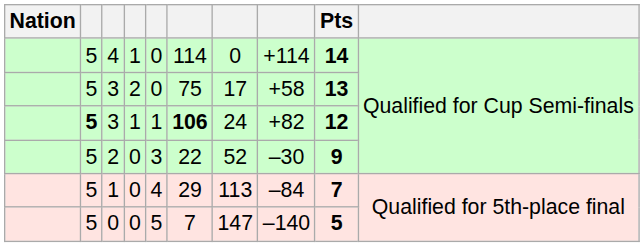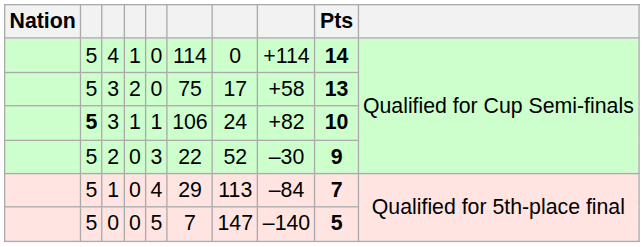(190, 122) bold -> (190, 122) normal
(337, 122) 12 -> (337, 122) 10
